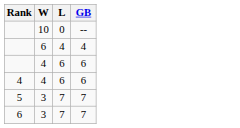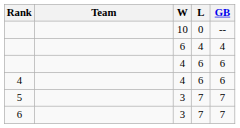+ column: (104, 13)
